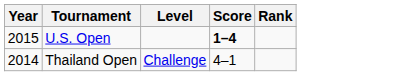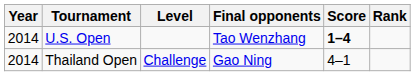+ column: (267, 16)
(23, 38) 2015 -> (23, 38) 2014
